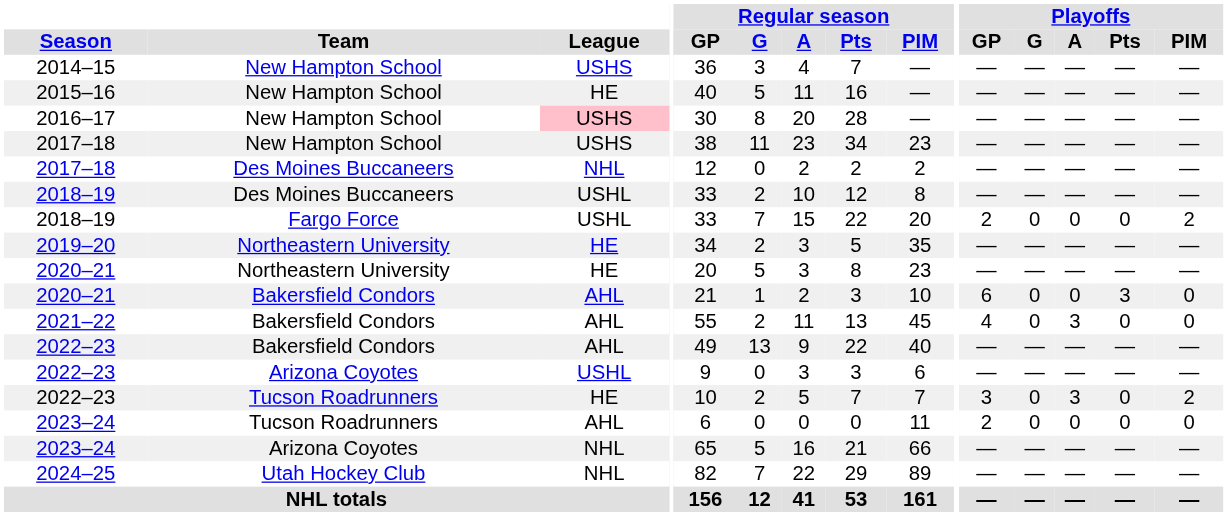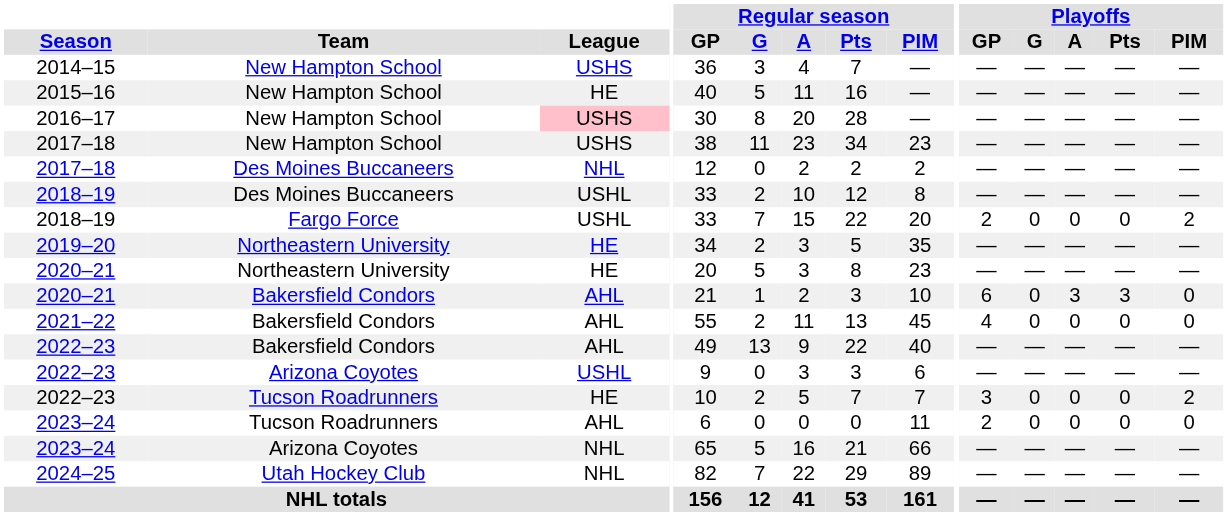(1075, 295) 0 -> (1075, 295) 3
(1075, 321) 3 -> (1075, 321) 0
(1075, 397) 3 -> (1075, 397) 0
